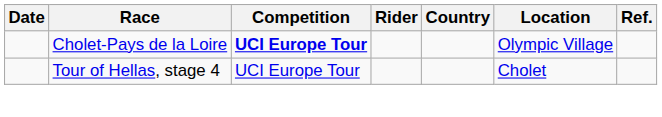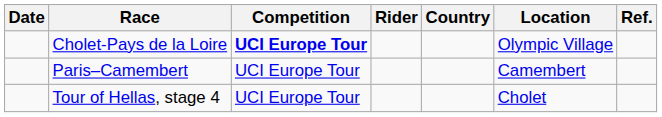+ row: (120, 71)
